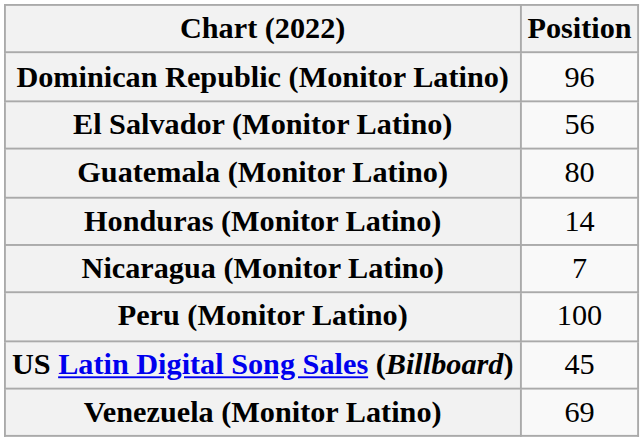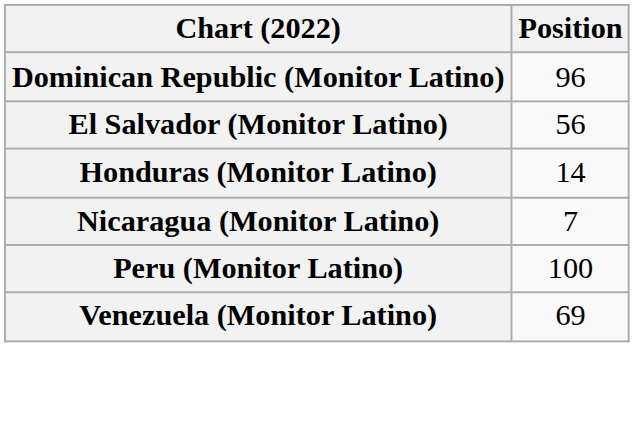- row: (263, 172)
- row: (263, 364)
